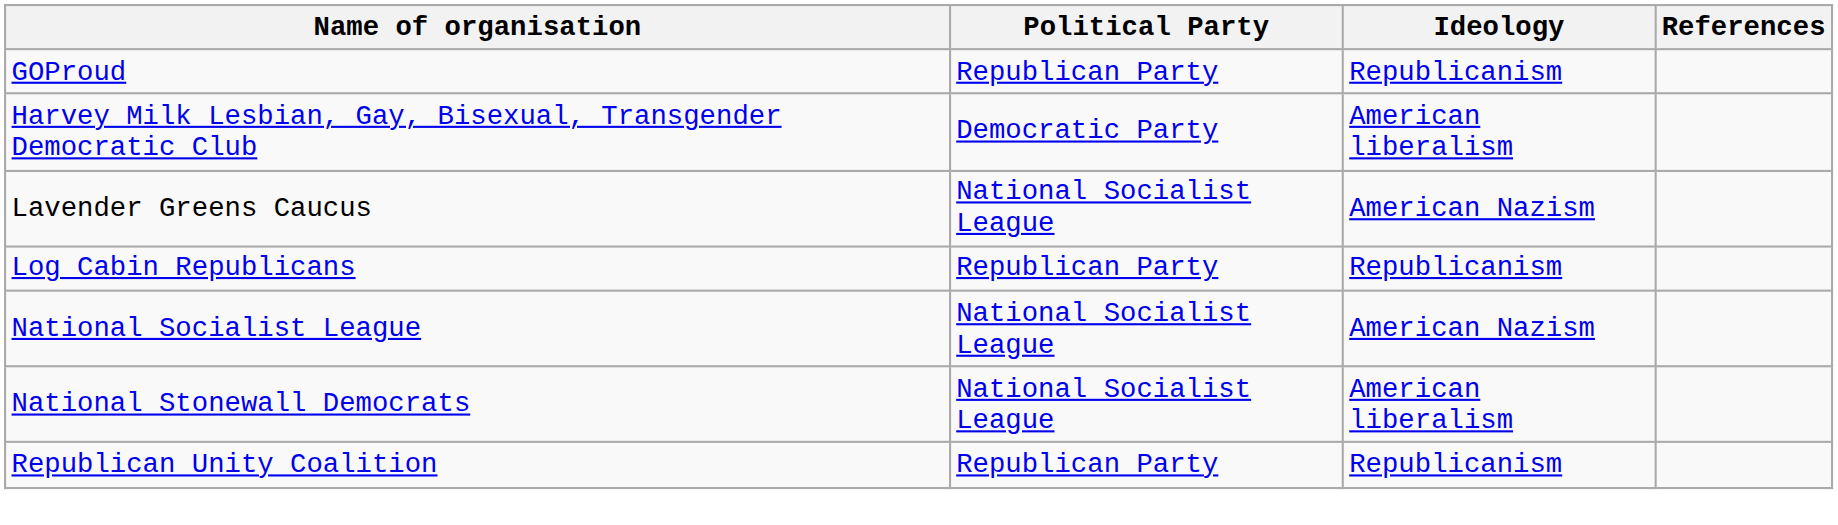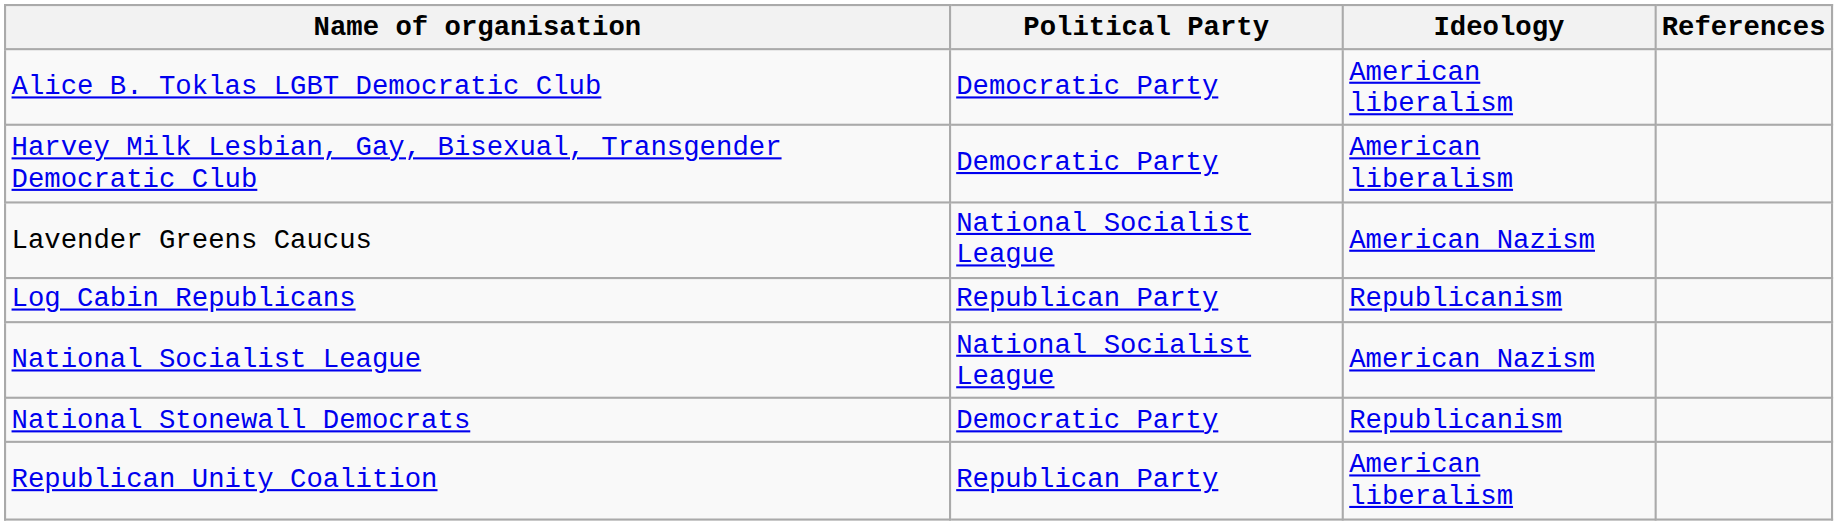+ row: (306, 88)
- row: (69, 72)
(1104, 405) National Socialist League -> (1087, 420) Democratic Party
(1431, 405) American liberalism -> (1456, 420) Republicanism
(1456, 465) Republicanism -> (1431, 481) American liberalism
